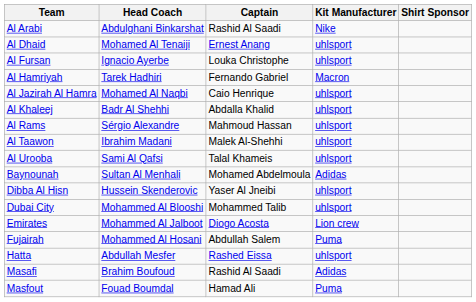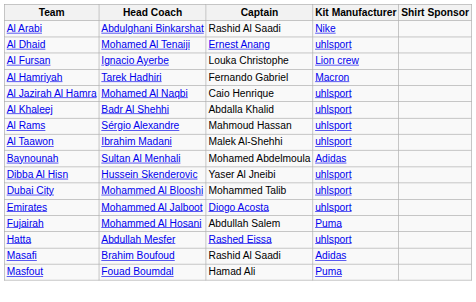(333, 61) uhlsport -> (337, 61) Lion crew
- row: (29, 158)
(337, 223) Lion crew -> (333, 207) uhlsport
